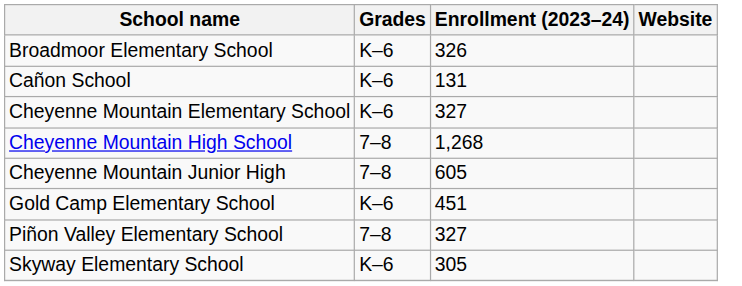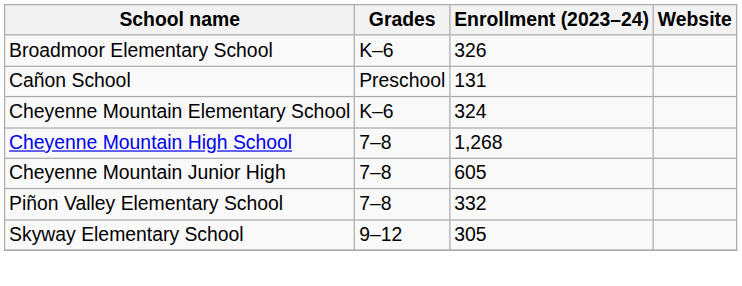(376, 81) K–6 -> (402, 81) Preschool
(451, 111) 327 -> (470, 111) 324
- row: (142, 204)
(451, 234) 327 -> (470, 204) 332
(376, 265) K–6 -> (381, 234) 9–12
